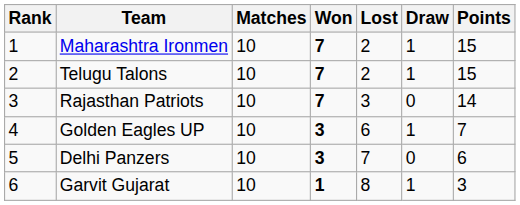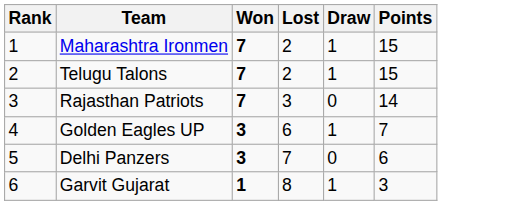- column: (271, 18)
